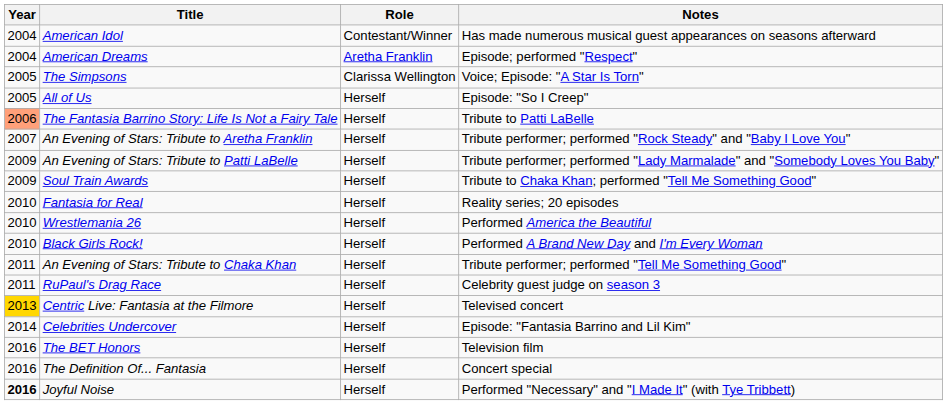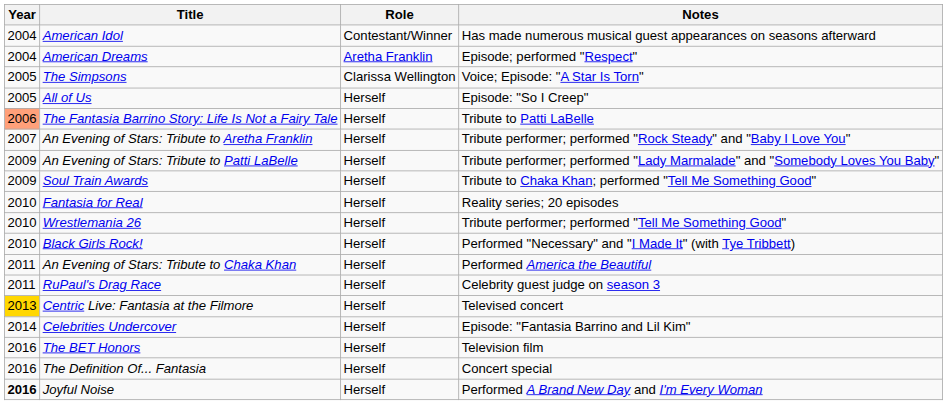(556, 222) Performed America the Beautiful -> (624, 222) Tribute performer; performed "Tell Me Something Good"
(612, 243) Performed A Brand New Day and I'm Every Woman -> (628, 243) Performed "Necessary" and "I Made It" (with Tye Tribbett)
(624, 264) Tribute performer; performed "Tell Me Something Good" -> (556, 264) Performed America the Beautiful
(628, 389) Performed "Necessary" and "I Made It" (with Tye Tribbett) -> (612, 389) Performed A Brand New Day and I'm Every Woman
